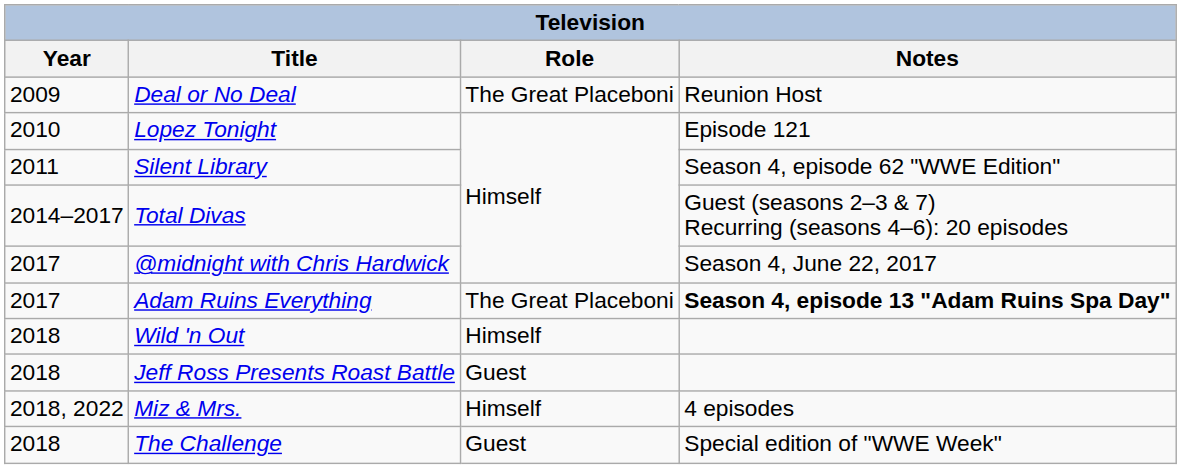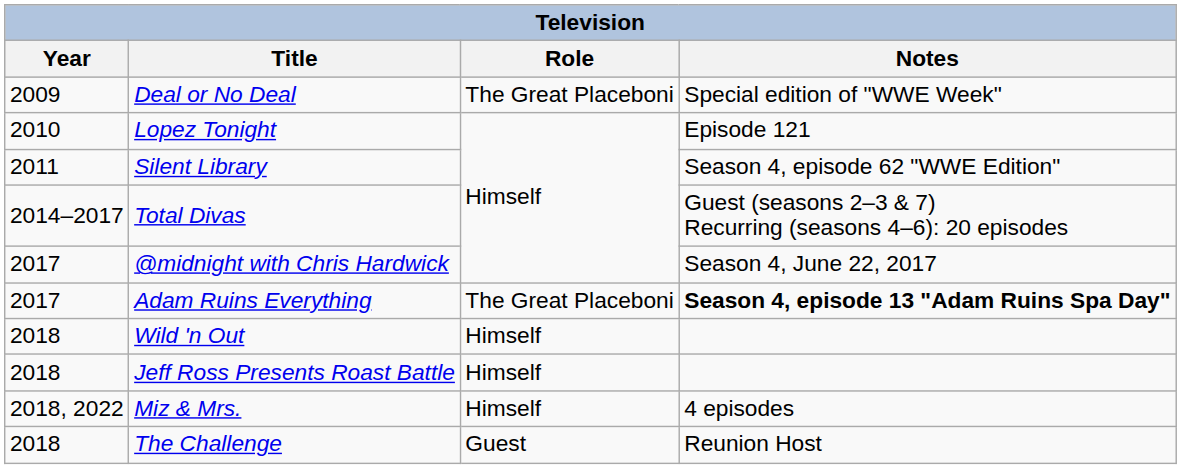(753, 94) Reunion Host -> (843, 94) Special edition of "WWE Week"
(496, 372) Guest -> (503, 372) Himself
(843, 444) Special edition of "WWE Week" -> (753, 444) Reunion Host
